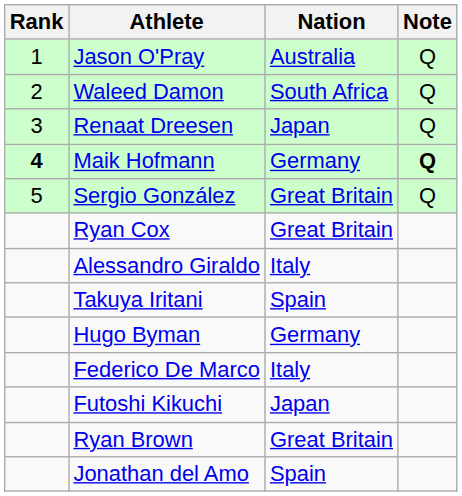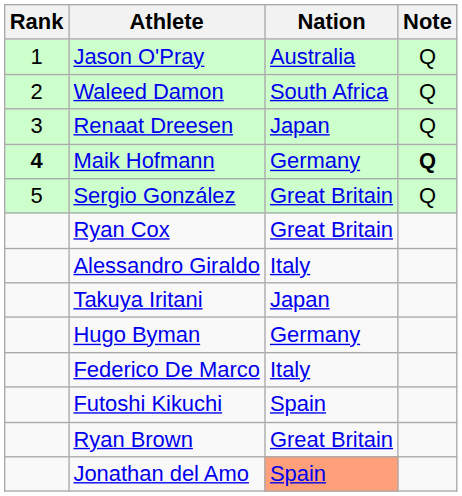(298, 299) Spain -> (300, 299) Japan
(300, 404) Japan -> (298, 404) Spain
(298, 473) no background -> (298, 473) lightsalmon background
